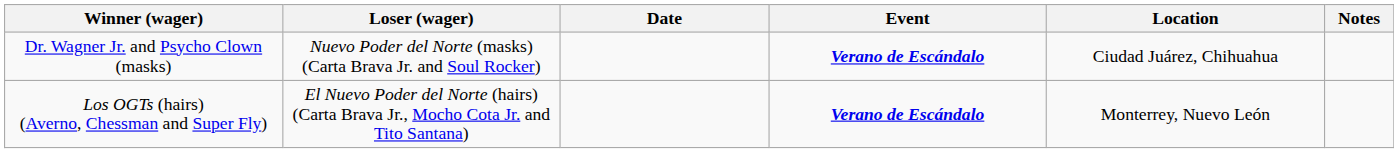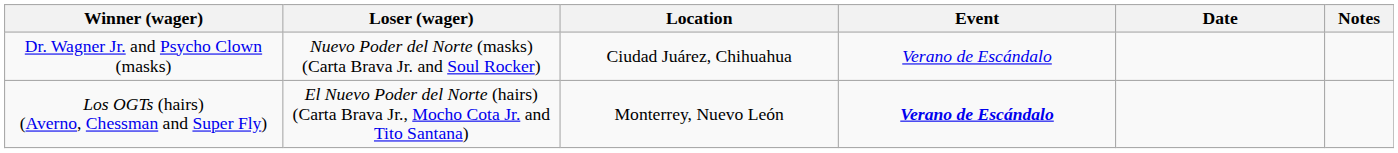columns swapped: (1185, 18) <-> (664, 18)
(908, 56) bold -> (977, 56) normal
